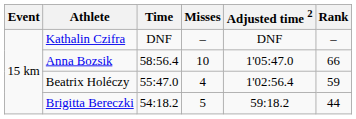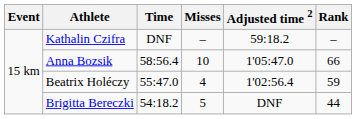(270, 39) DNF -> (270, 39) 59:18.2
(270, 103) 59:18.2 -> (270, 103) DNF
